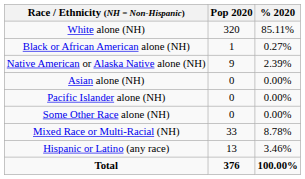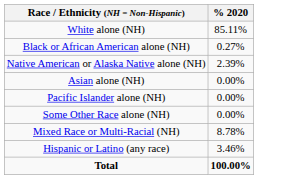- column: (232, 13)
